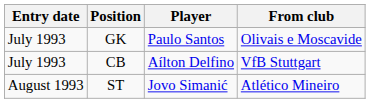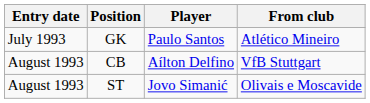(301, 39) Olivais e Moscavide -> (290, 39) Atlético Mineiro
(37, 62) July 1993 -> (46, 62) August 1993
(290, 86) Atlético Mineiro -> (301, 86) Olivais e Moscavide
